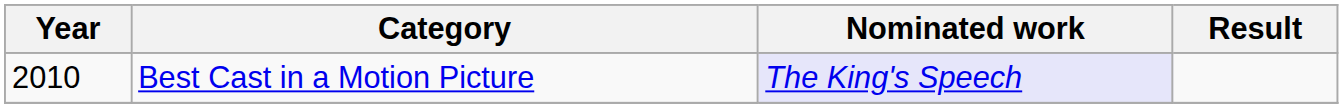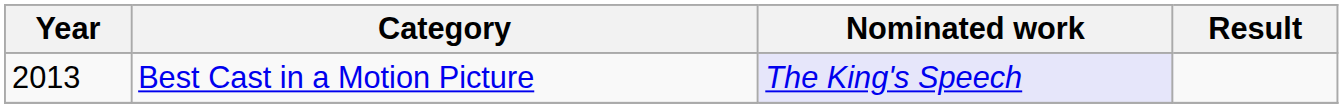(46, 77) 2010 -> (46, 77) 2013
